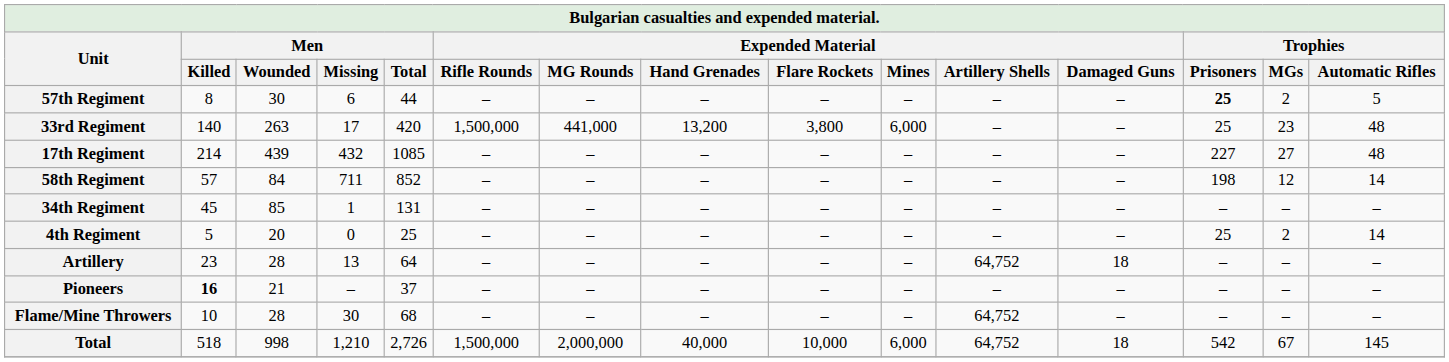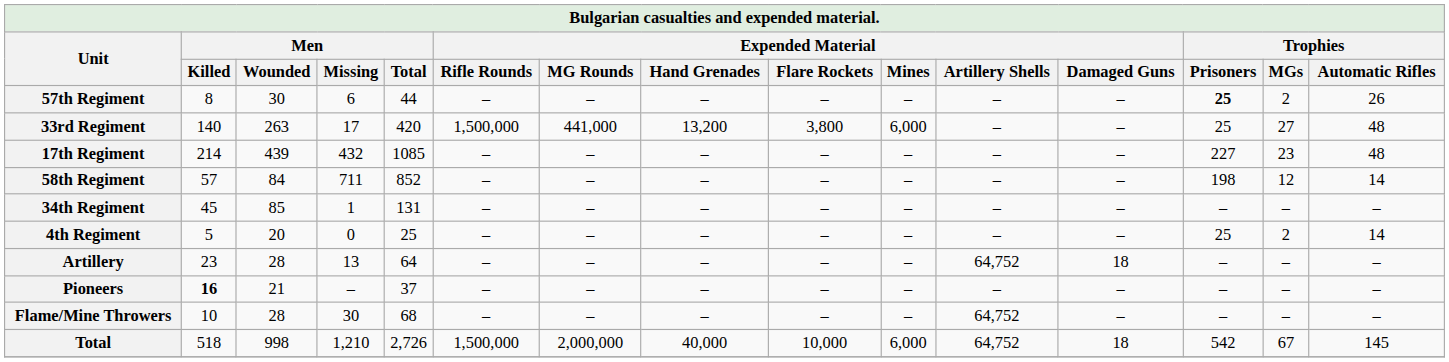(1377, 99) 5 -> (1377, 99) 26
(1286, 126) 23 -> (1286, 126) 27
(1286, 153) 27 -> (1286, 153) 23
